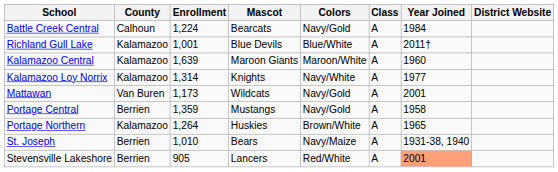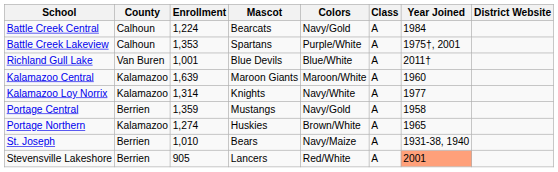+ row: (58, 45)
(142, 45) Kalamazoo -> (141, 61) Van Buren
- row: (29, 93)
(185, 126) 1,264 -> (185, 126) 1,274
